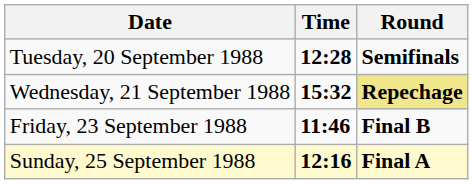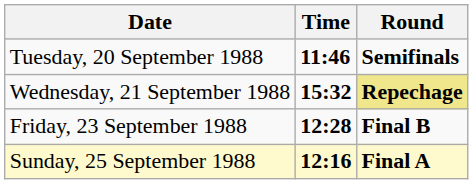(326, 56) 12:28 -> (325, 56) 11:46
(325, 126) 11:46 -> (326, 126) 12:28
